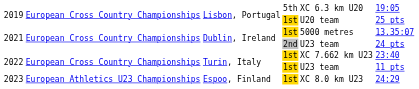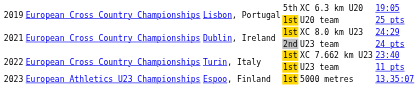(327, 32) 5000 metres -> (332, 32) XC 8.0 km U23
(395, 32) 13.35:07 -> (388, 32) 24:29
(332, 79) XC 8.0 km U23 -> (327, 79) 5000 metres
(388, 79) 24:29 -> (395, 79) 13.35:07
